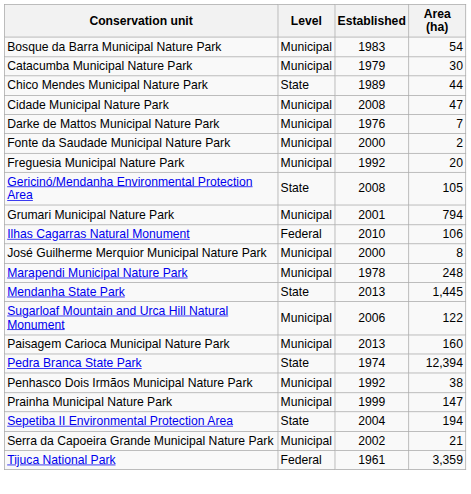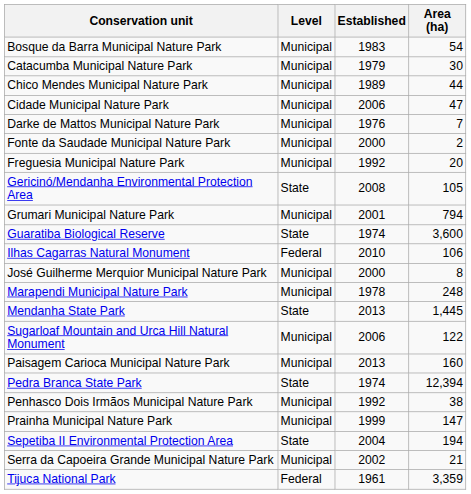(295, 85) State -> (306, 85) Municipal
(372, 104) 2008 -> (372, 104) 2006
+ row: (86, 234)
